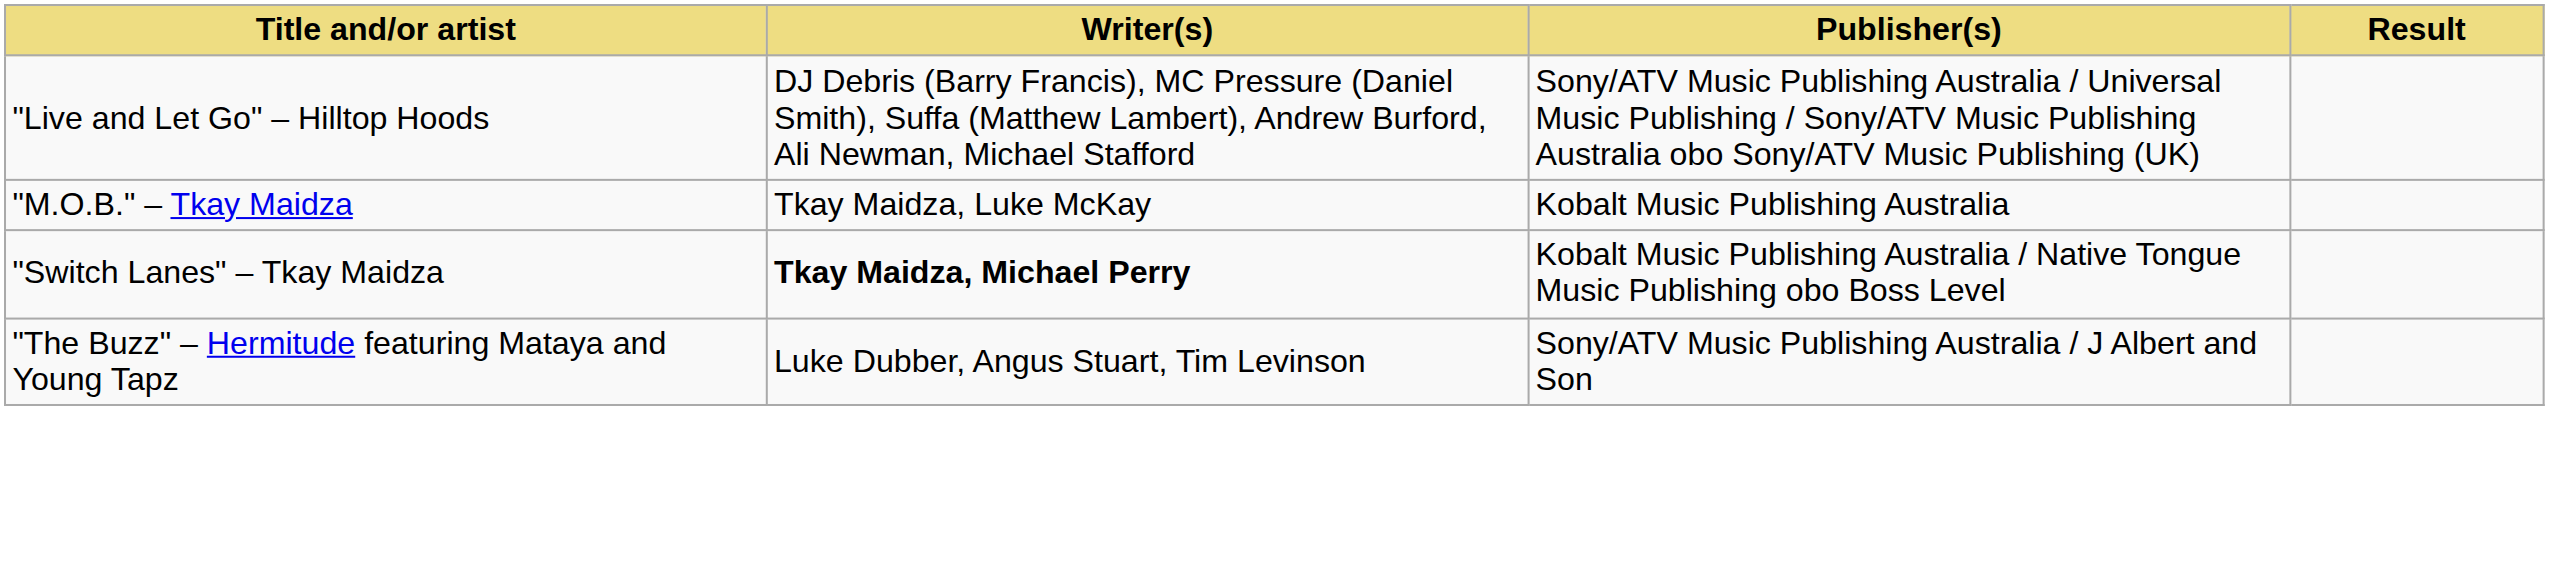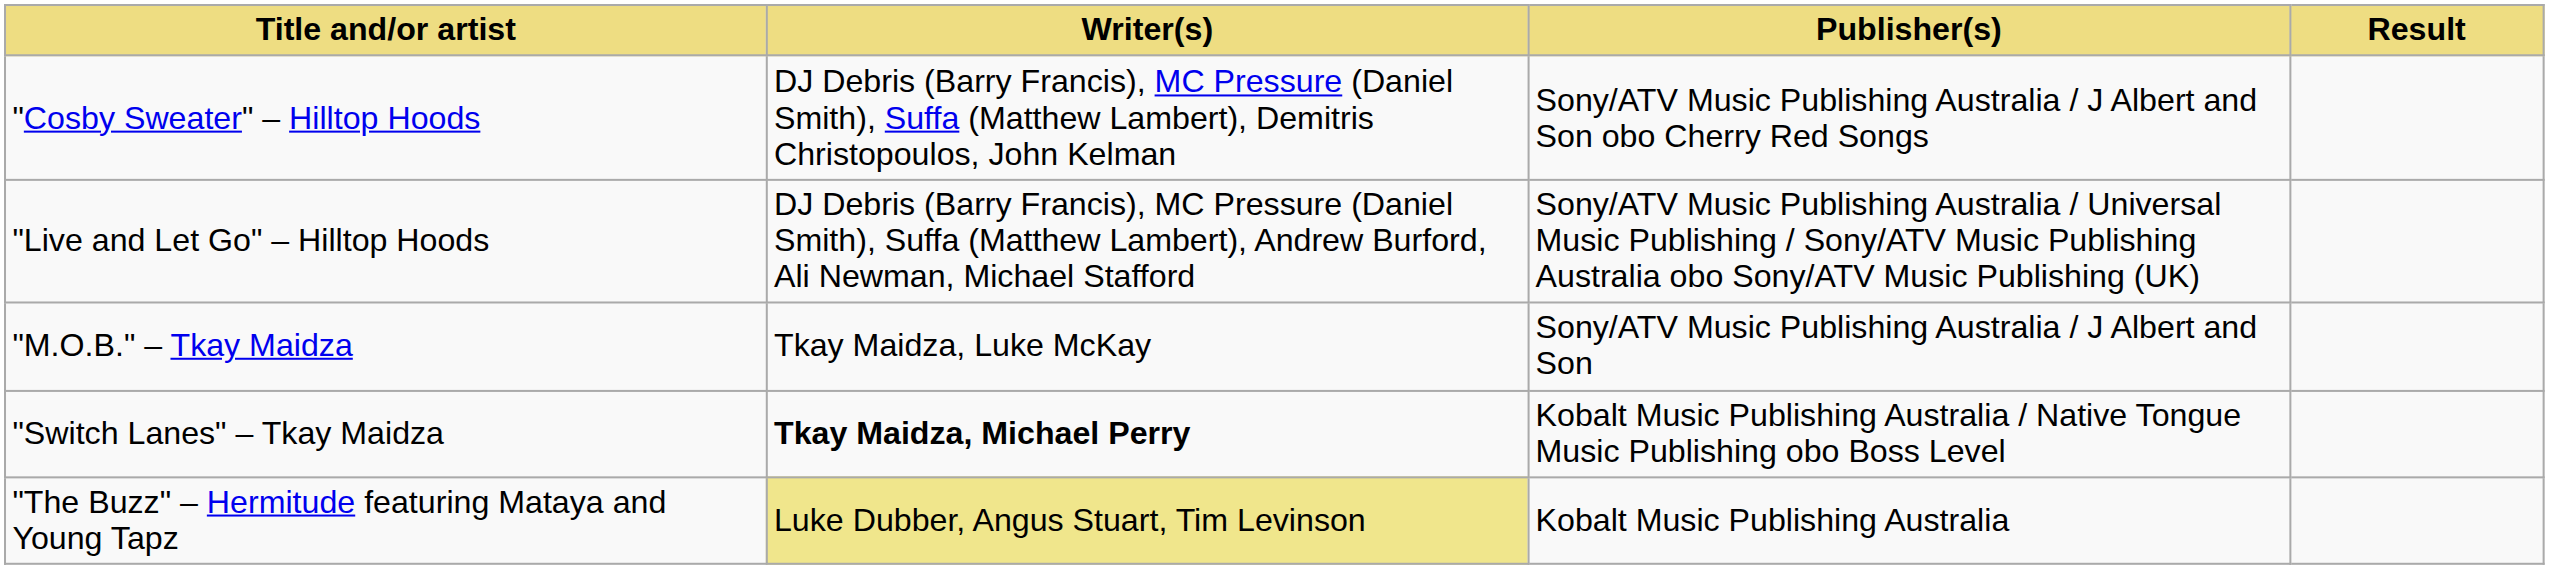+ row: (246, 117)
(1772, 204) Kobalt Music Publishing Australia -> (1896, 345) Sony/ATV Music Publishing Australia / J Albert and Son
(1070, 360) no background -> (1070, 520) khaki background
(1896, 360) Sony/ATV Music Publishing Australia / J Albert and Son -> (1772, 520) Kobalt Music Publishing Australia
